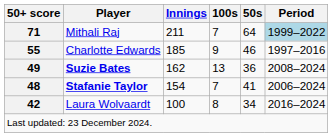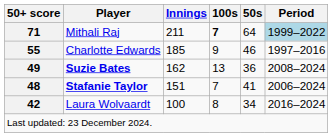(215, 31) normal -> (215, 31) bold
(176, 86) 154 -> (176, 86) 151
